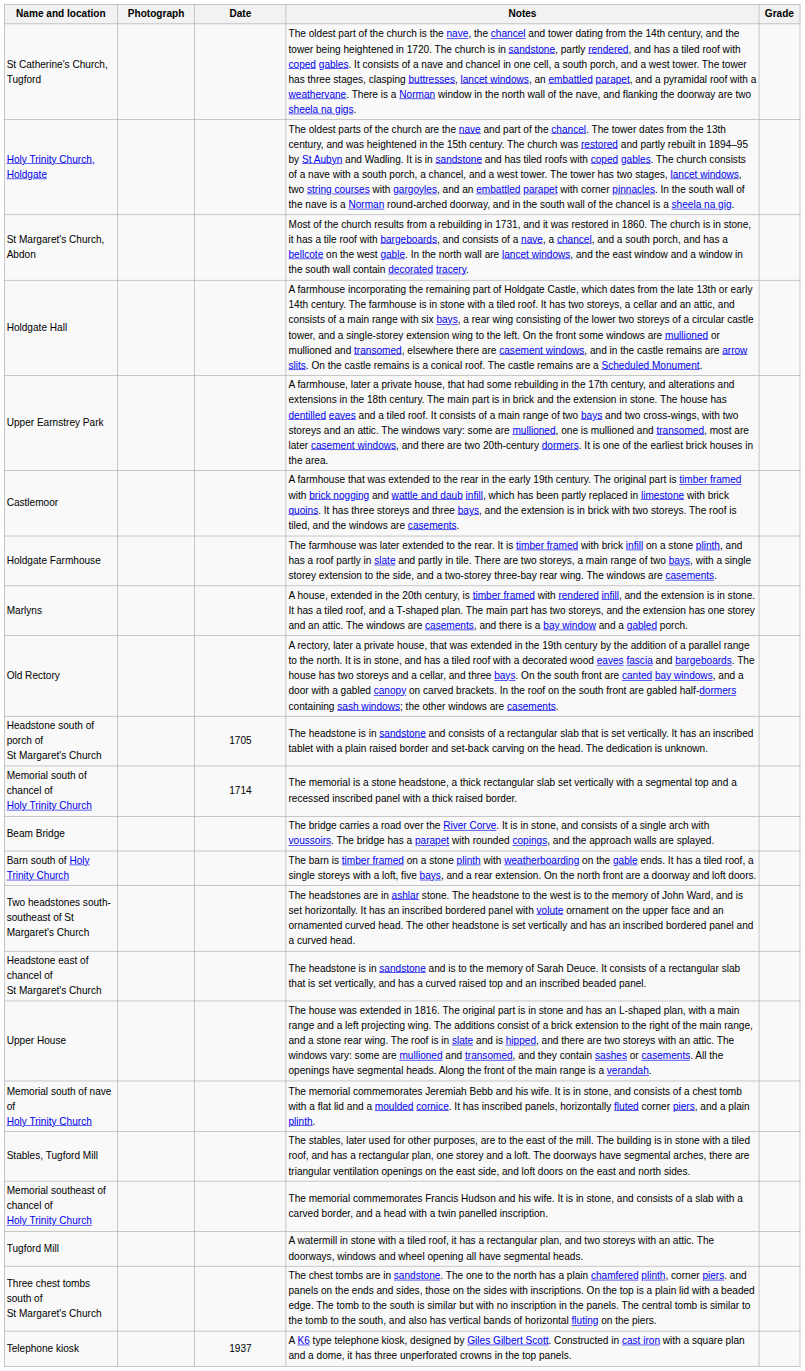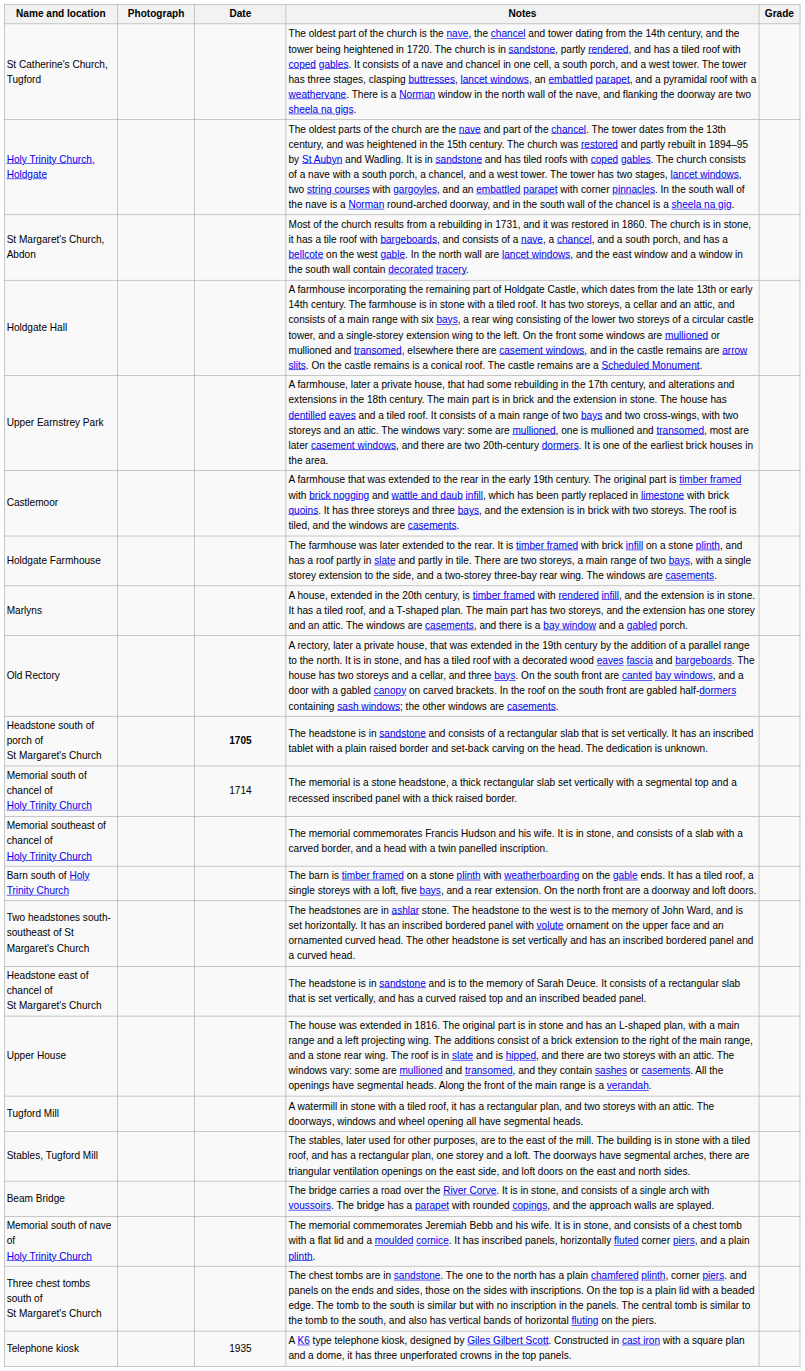(240, 741) normal -> (240, 741) bold
rows swapped: (56, 1206) <-> (36, 833)
rows swapped: (33, 1248) <-> (59, 1106)
(240, 1348) 1937 -> (240, 1348) 1935
